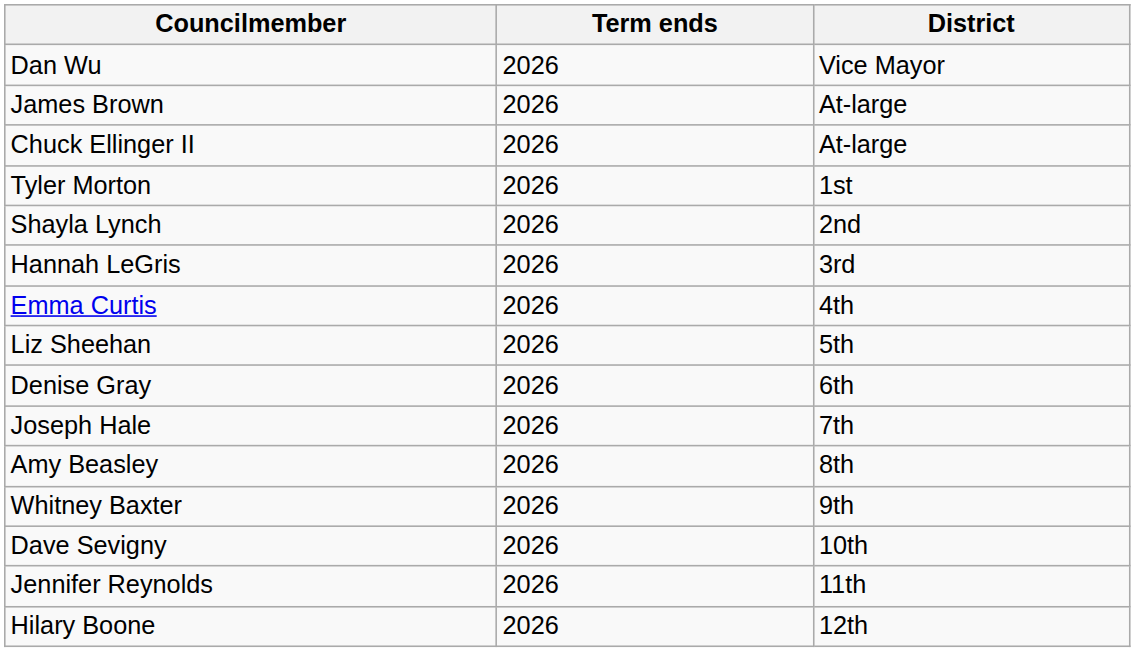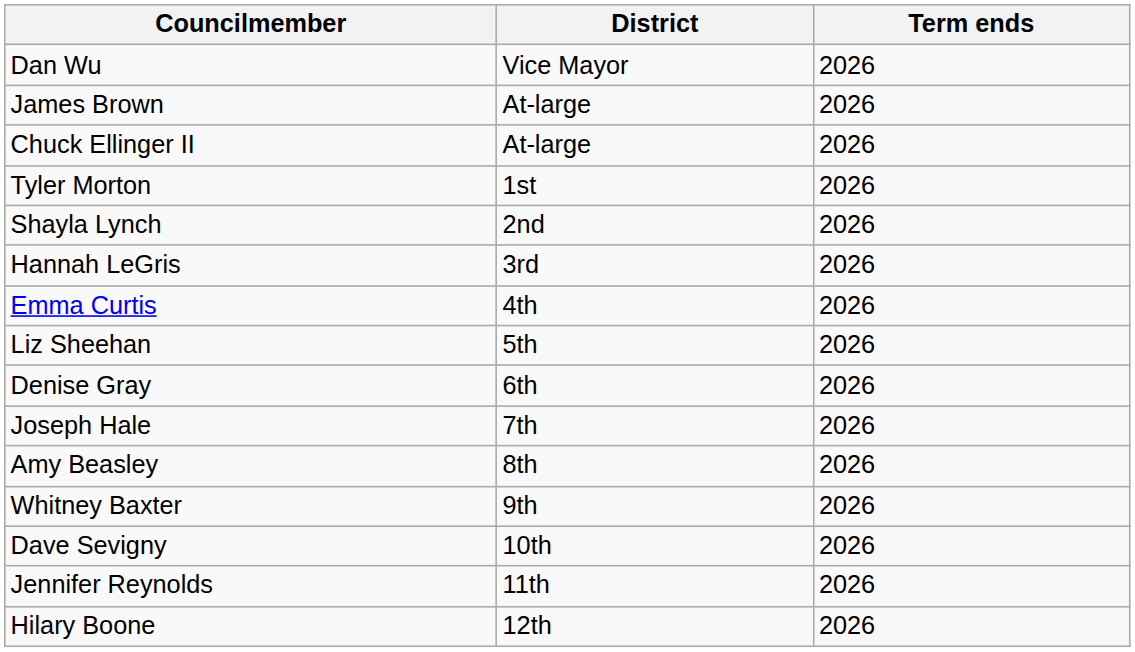columns swapped: (971, 24) <-> (655, 24)
